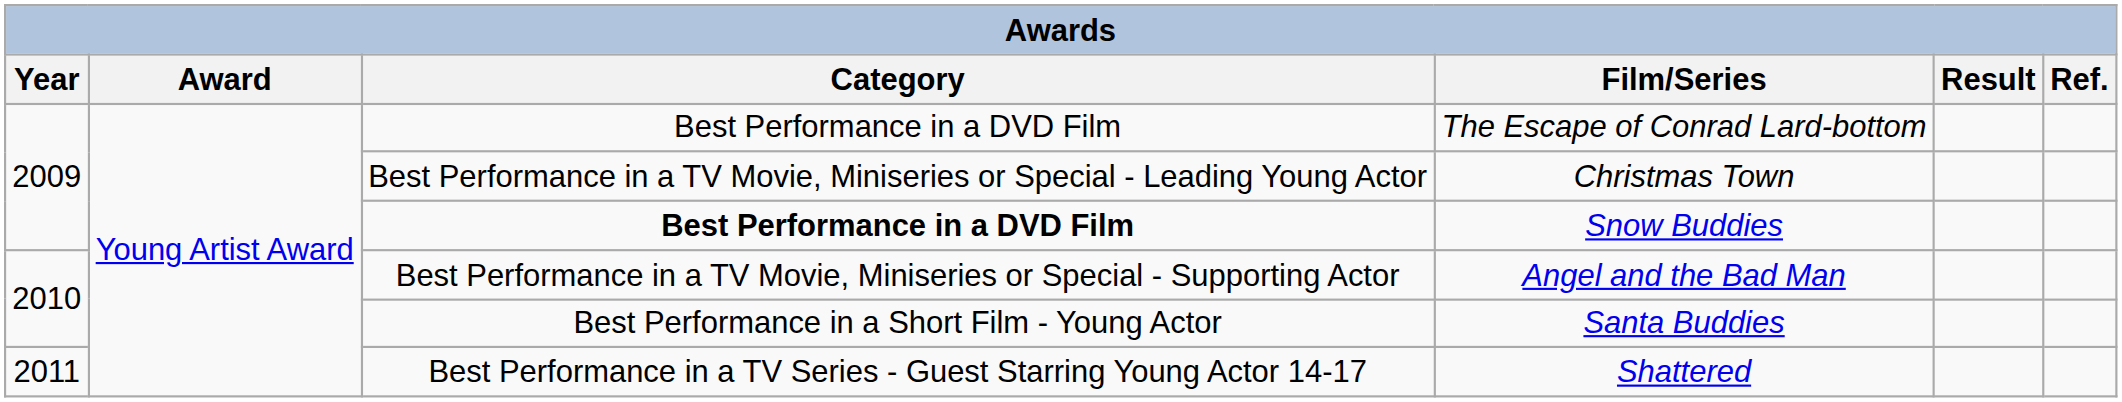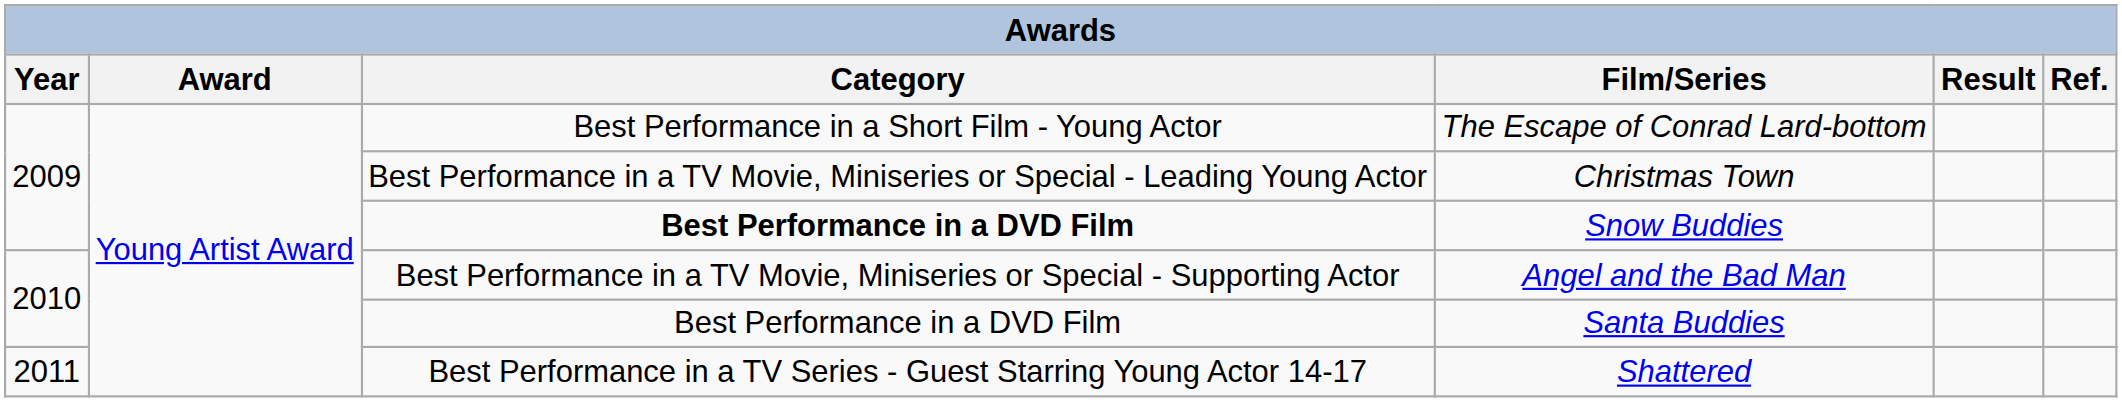(898, 128) Best Performance in a DVD Film -> (898, 128) Best Performance in a Short Film - Young Actor
(898, 323) Best Performance in a Short Film - Young Actor -> (898, 323) Best Performance in a DVD Film
